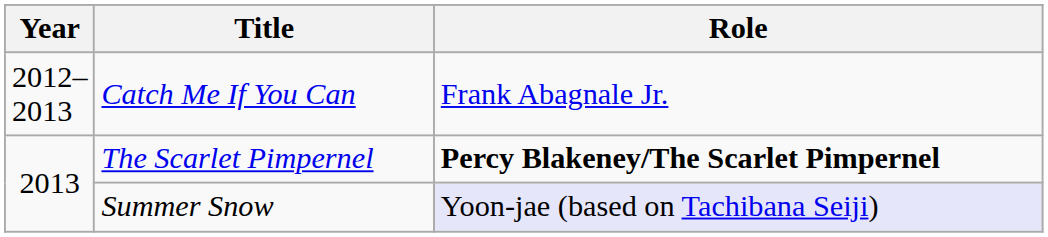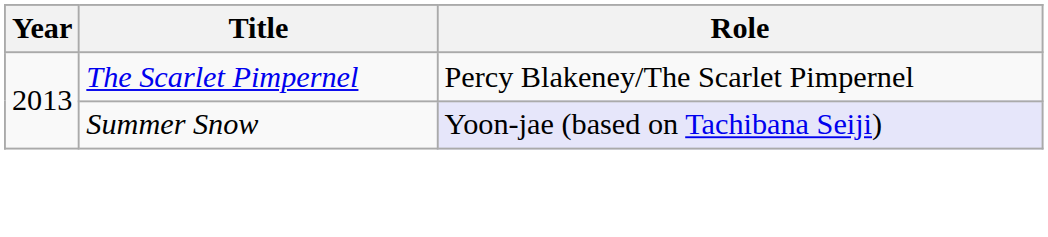- row: (229, 93)
(690, 158) bold -> (679, 76) normal
